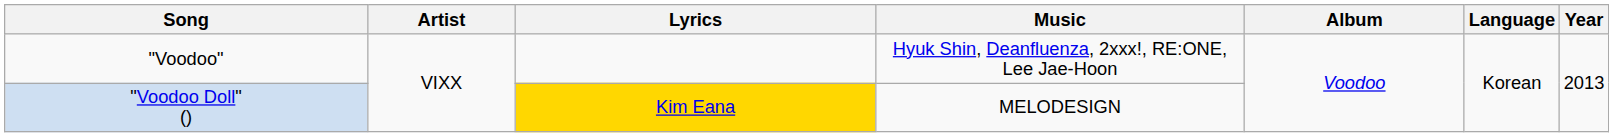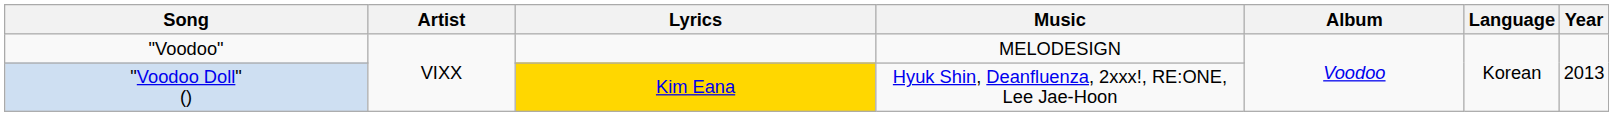(1060, 58) Hyuk Shin, Deanfluenza, 2xxx!, RE:ONE, Lee Jae-Hoon -> (1060, 48) MELODESIGN
(1060, 107) MELODESIGN -> (1060, 87) Hyuk Shin, Deanfluenza, 2xxx!, RE:ONE, Lee Jae-Hoon
